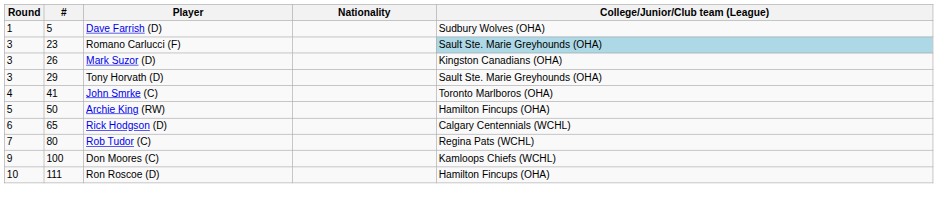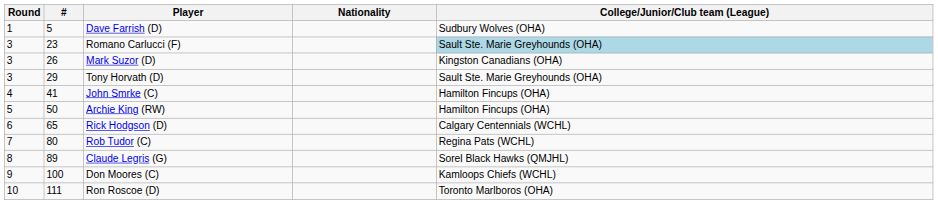(496, 93) Toronto Marlboros (OHA) -> (494, 93) Hamilton Fincups (OHA)
+ row: (127, 158)
(494, 175) Hamilton Fincups (OHA) -> (496, 191) Toronto Marlboros (OHA)
